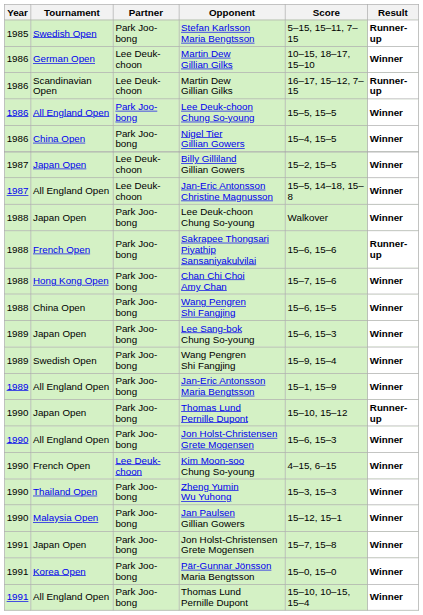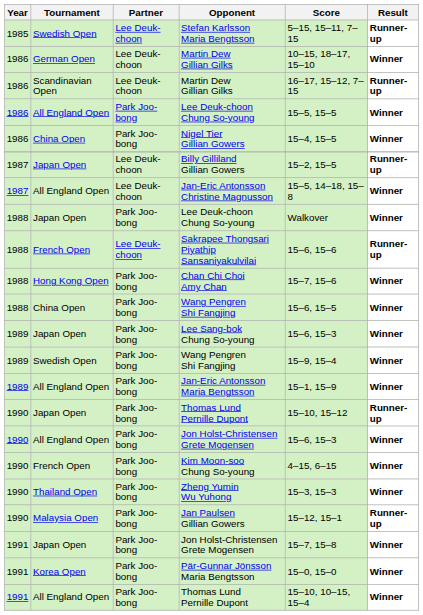(136, 33) Park Joo-bong -> (138, 33) Lee Deuk-choon
(386, 165) Winner -> (389, 165) Runner-up
(136, 250) Park Joo-bong -> (138, 250) Lee Deuk-choon
(138, 466) Lee Deuk-choon -> (136, 466) Park Joo-bong
(386, 519) Winner -> (389, 519) Runner-up
